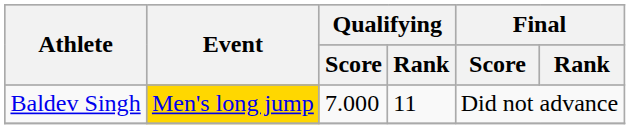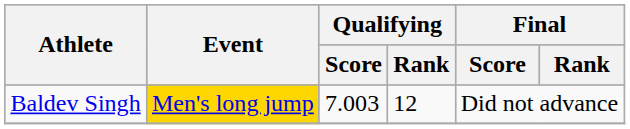(352, 104) 7.000 -> (352, 104) 7.003
(405, 104) 11 -> (405, 104) 12
